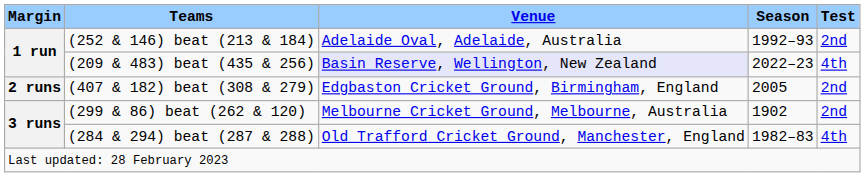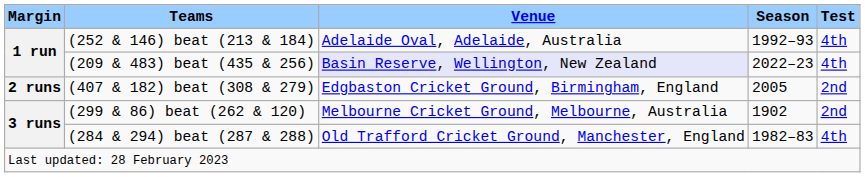(834, 40) 2nd -> (834, 40) 4th
